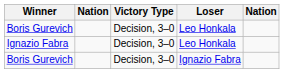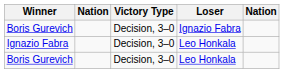rows swapped: (40, 28) <-> (40, 60)
